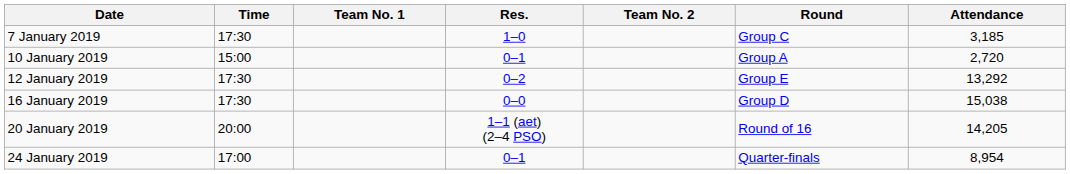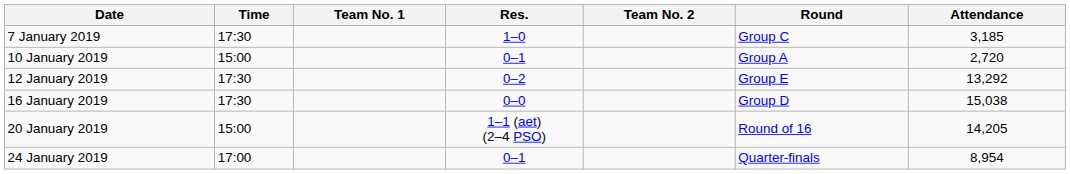(235, 129) 20:00 -> (235, 129) 15:00
